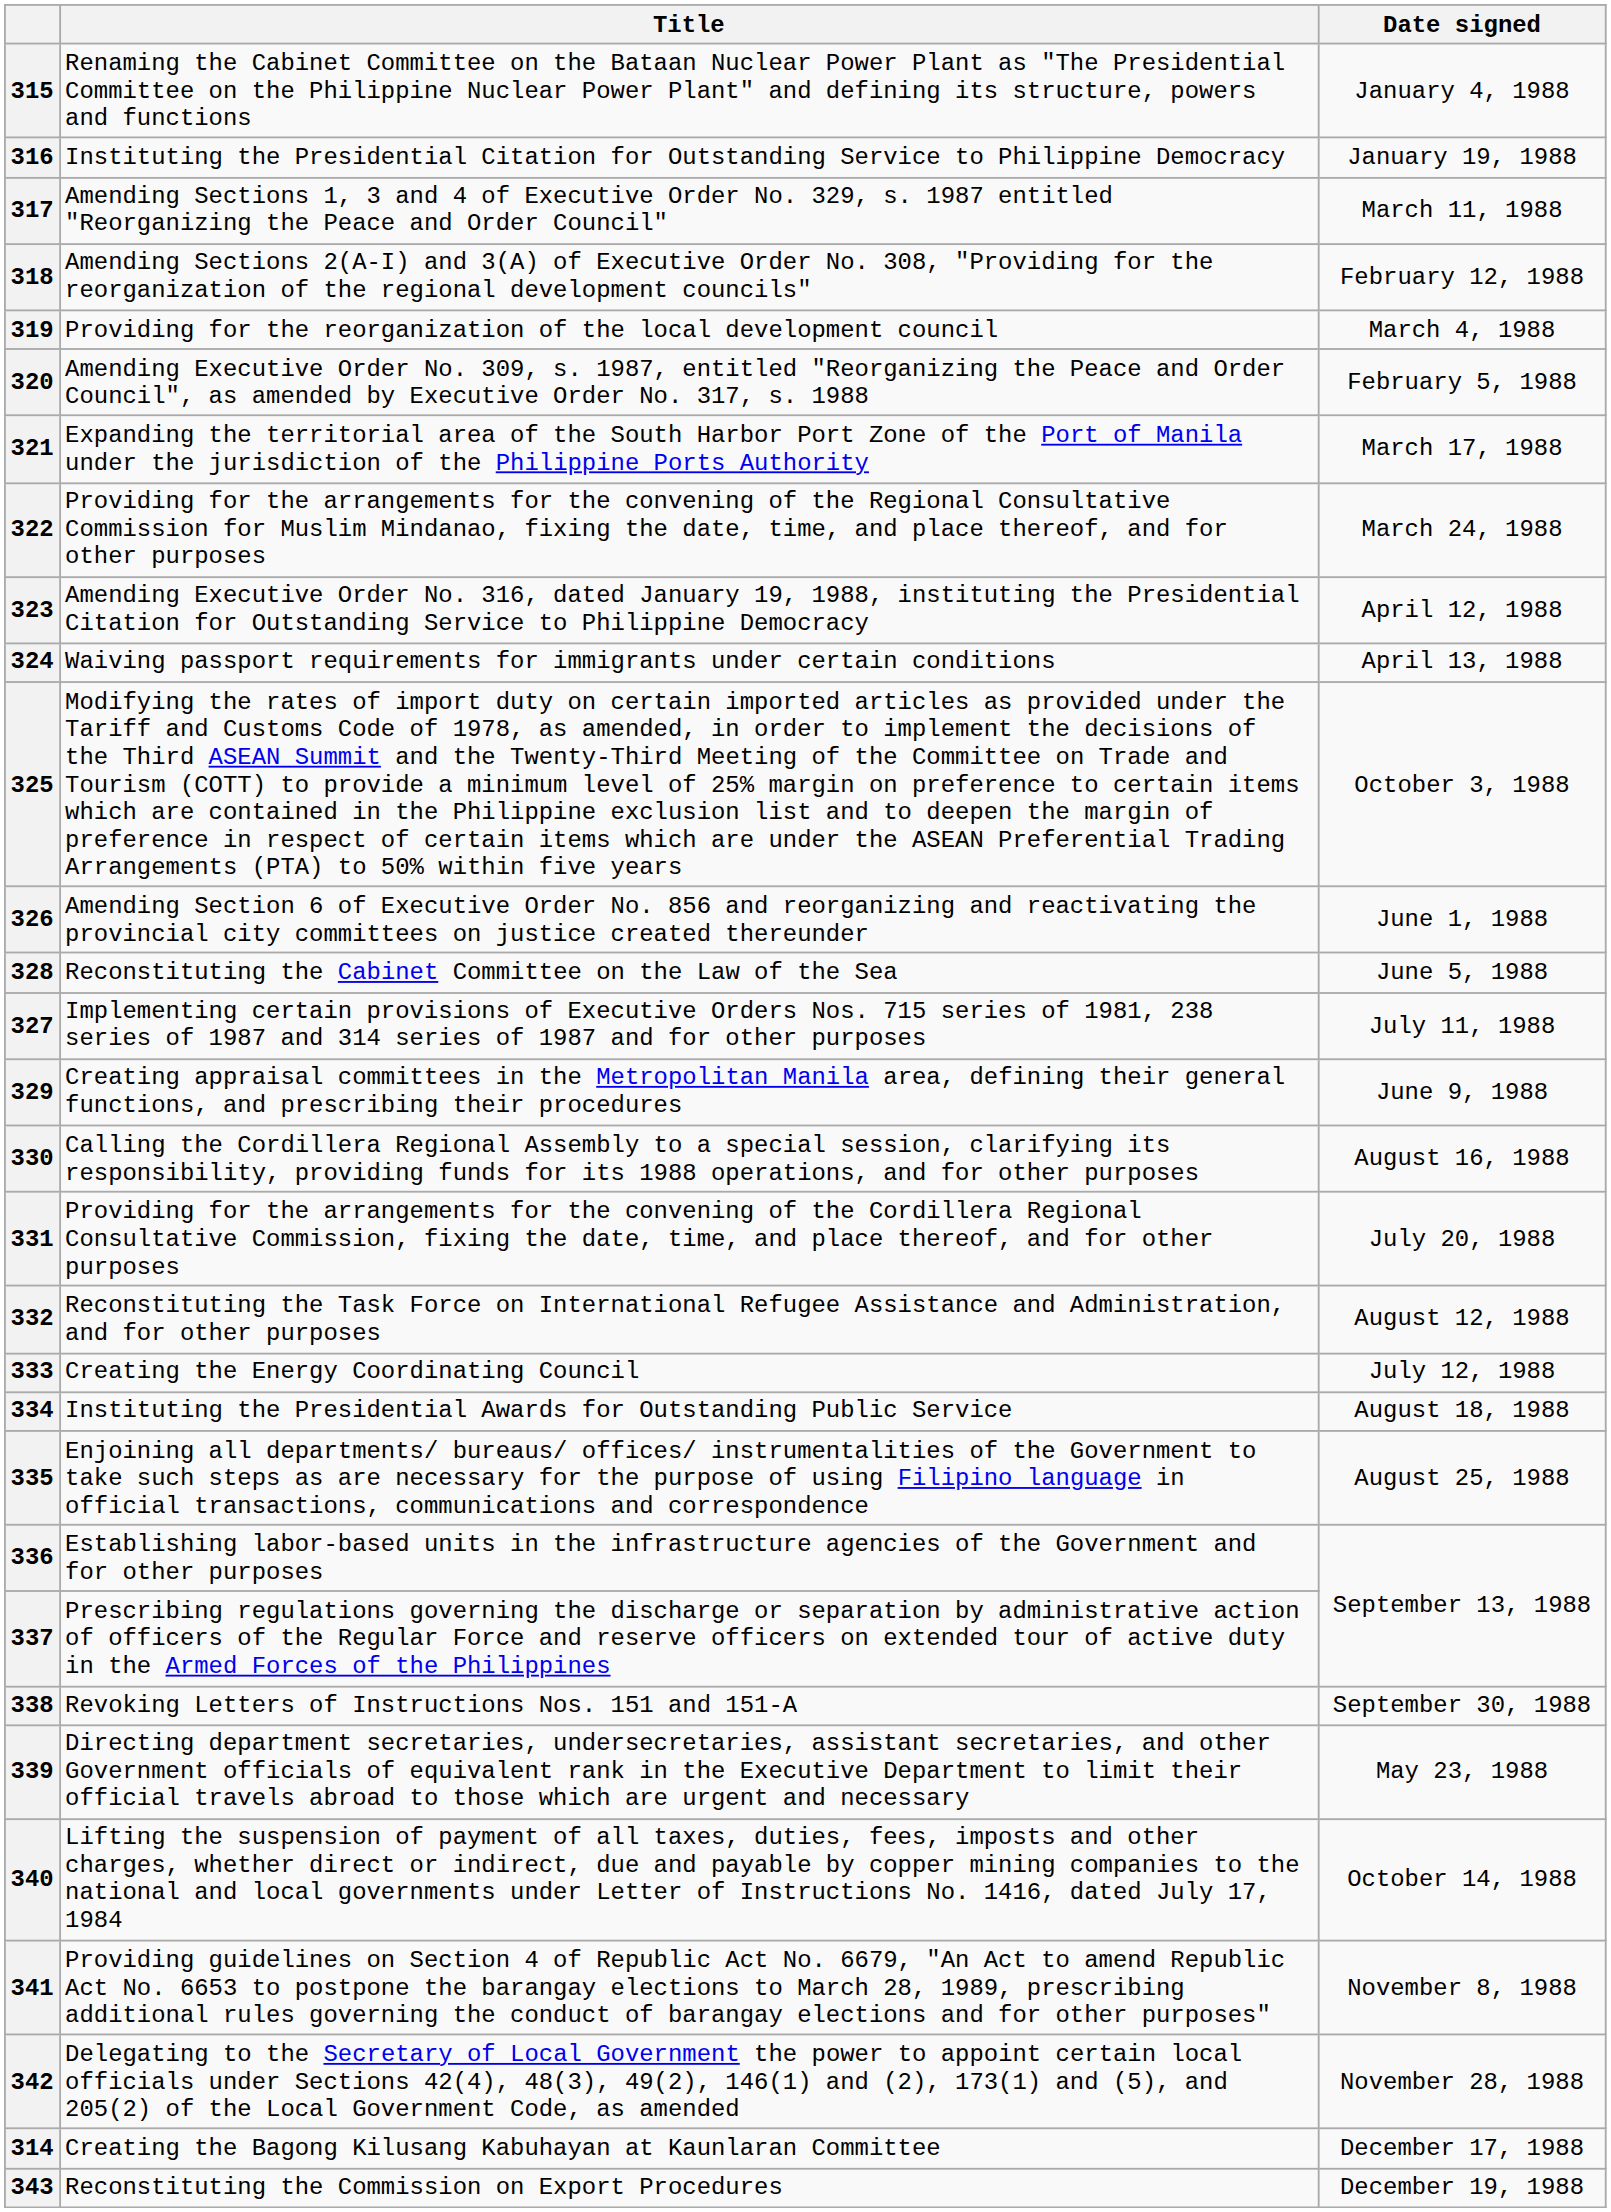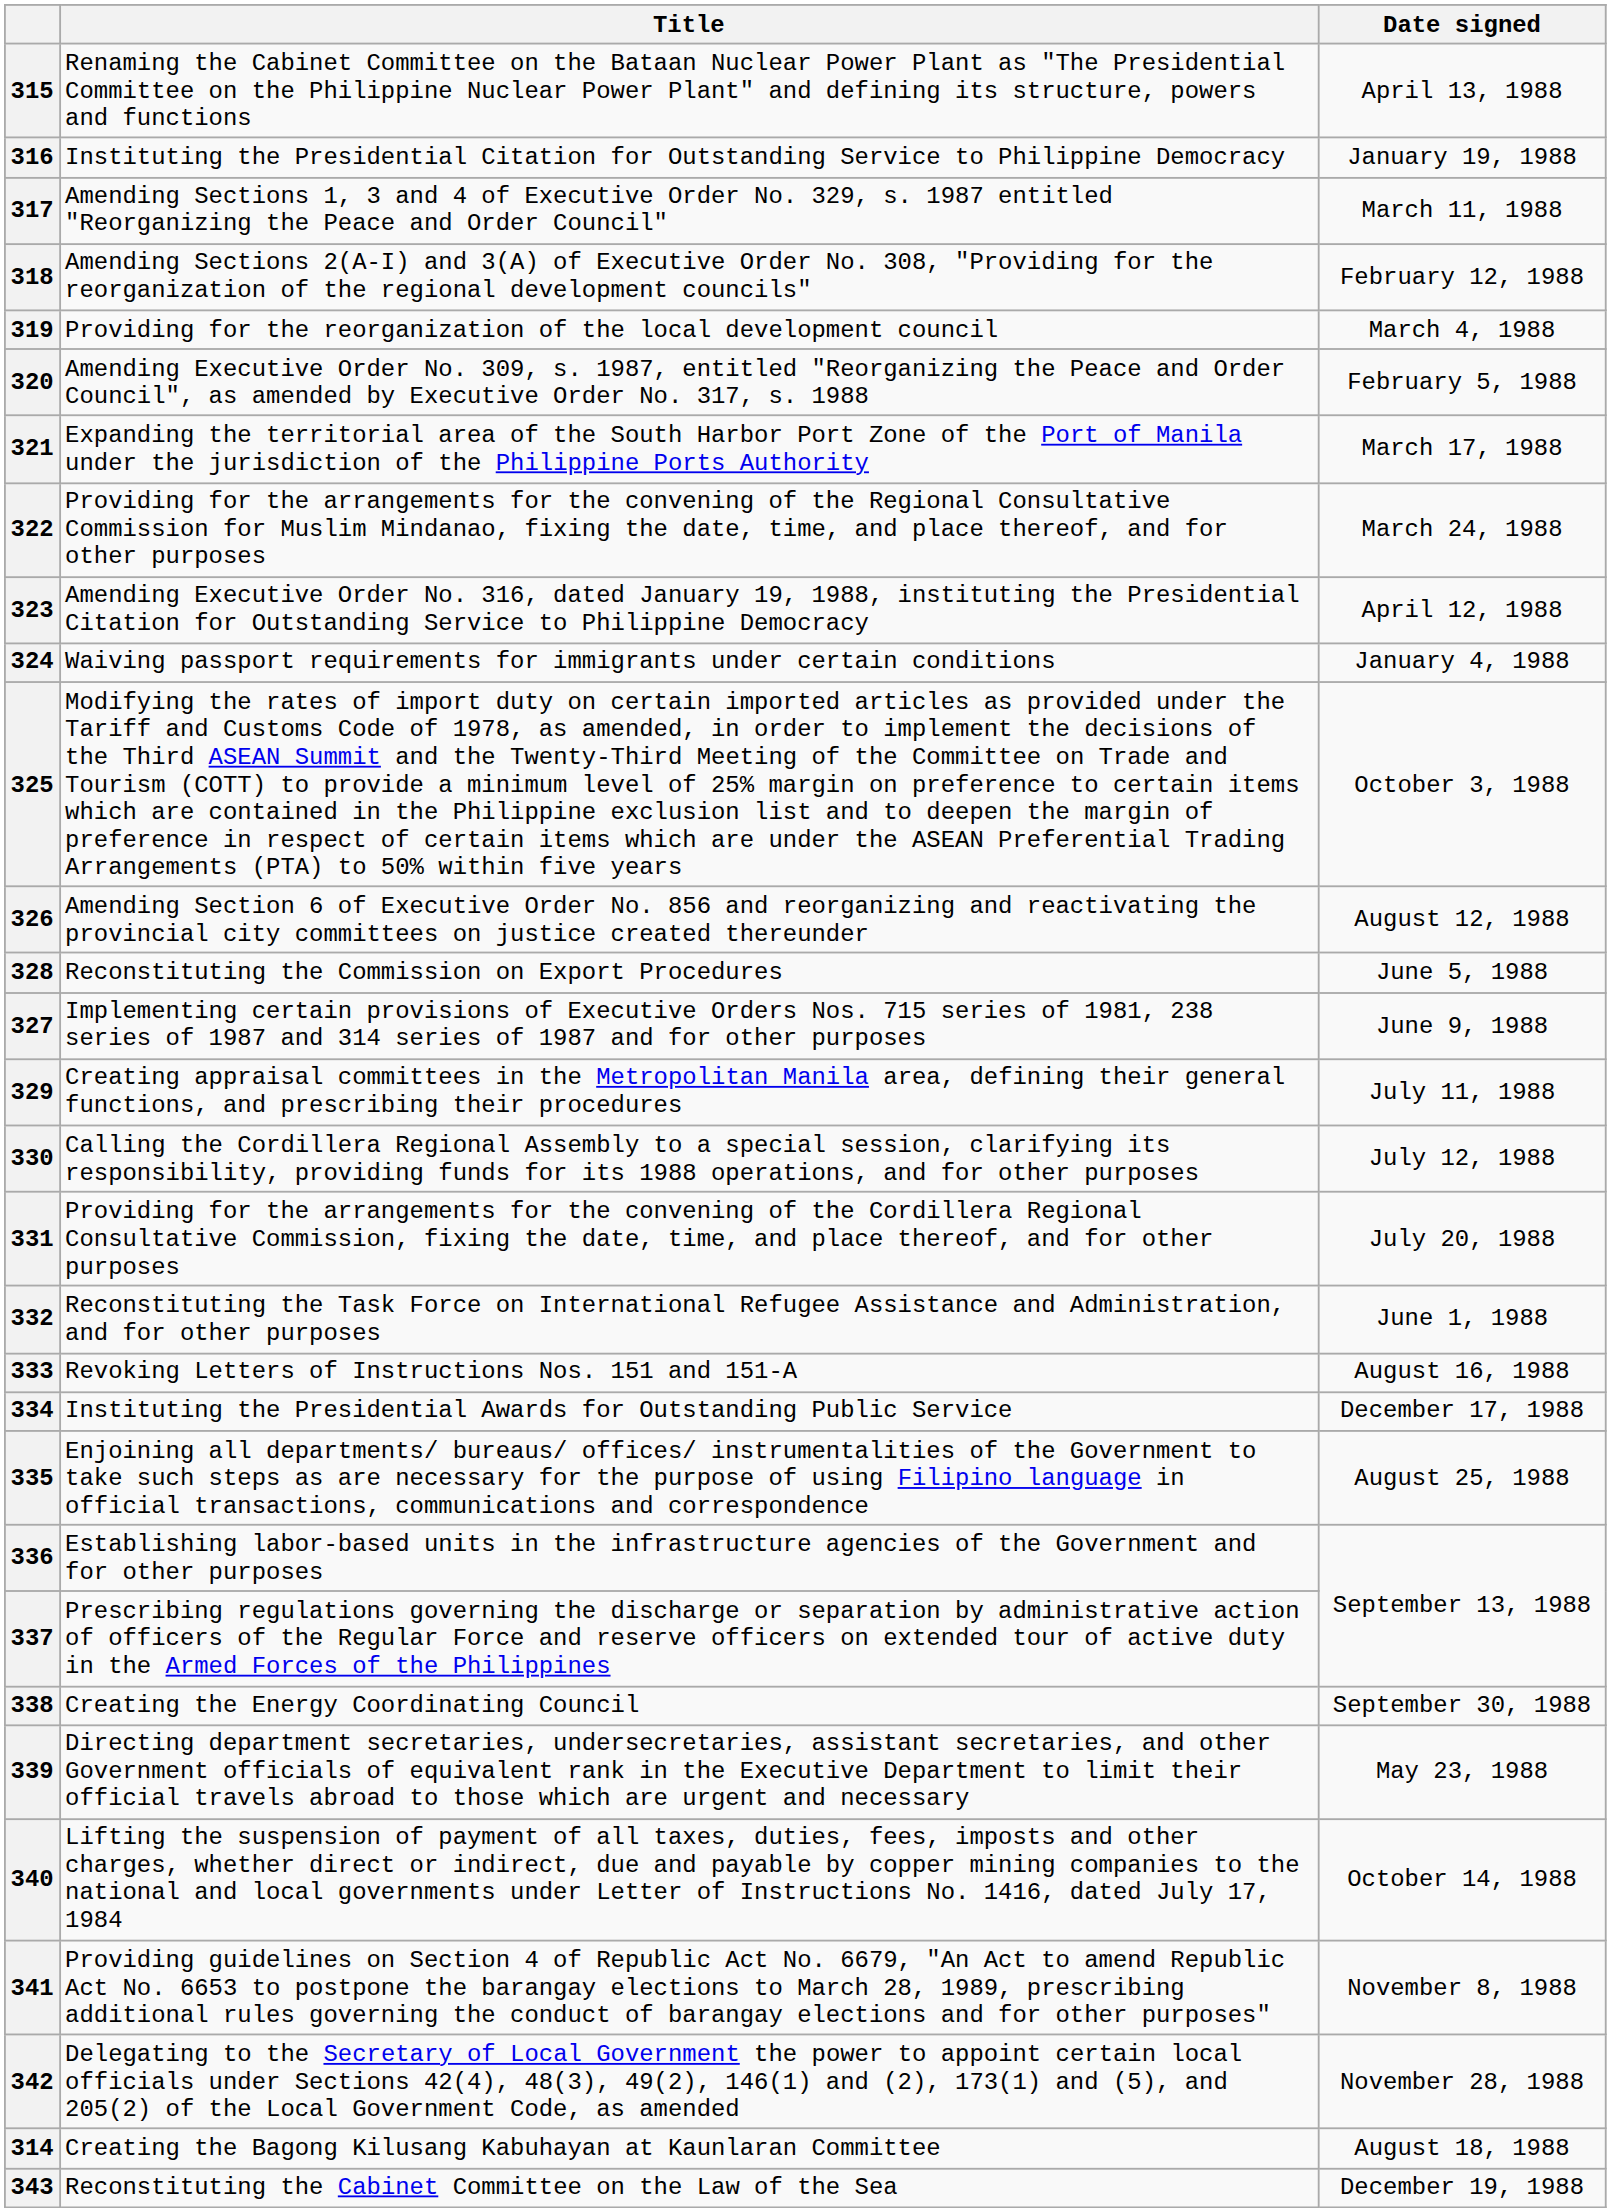(1462, 91) January 4, 1988 -> (1462, 91) April 13, 1988
(1462, 663) April 13, 1988 -> (1462, 663) January 4, 1988
(1462, 920) June 1, 1988 -> (1462, 920) August 12, 1988
(481, 973) Reconstituting the Cabinet Committee on the Law of the Sea -> (424, 973) Reconstituting the Commission on Export Procedures
(1462, 1026) July 11, 1988 -> (1462, 1026) June 9, 1988
(1462, 1092) June 9, 1988 -> (1462, 1092) July 11, 1988
(1462, 1159) August 16, 1988 -> (1462, 1159) July 12, 1988
(1462, 1320) August 12, 1988 -> (1462, 1320) June 1, 1988
(352, 1372) Creating the Energy Coordinating Council -> (431, 1372) Revoking Letters of Instructions Nos. 151 and 151-A
(1462, 1372) July 12, 1988 -> (1462, 1372) August 16, 1988
(1462, 1411) August 18, 1988 -> (1462, 1411) December 17, 1988
(431, 1705) Revoking Letters of Instructions Nos. 151 and 151-A -> (352, 1705) Creating the Energy Coordinating Council
(1462, 2149) December 17, 1988 -> (1462, 2149) August 18, 1988
(424, 2188) Reconstituting the Commission on Export Procedures -> (481, 2188) Reconstituting the Cabinet Committee on the Law of the Sea
